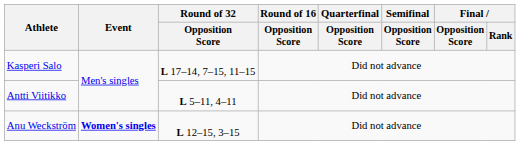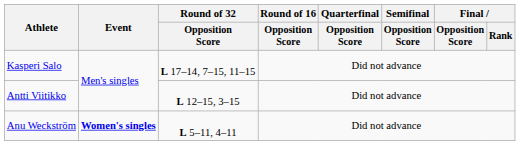(208, 102) L 5–11, 4–11 -> (208, 102) L 12–15, 3–15
(208, 132) L 12–15, 3–15 -> (208, 132) L 5–11, 4–11
